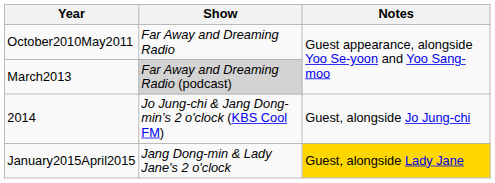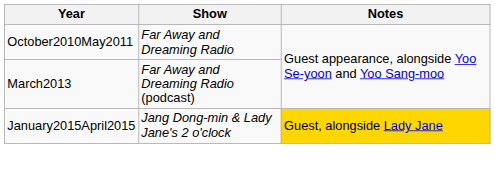(210, 76) lightgrey background -> (188, 84) no background
- row: (22, 118)
